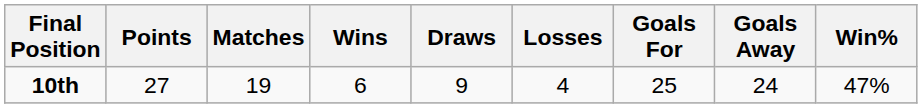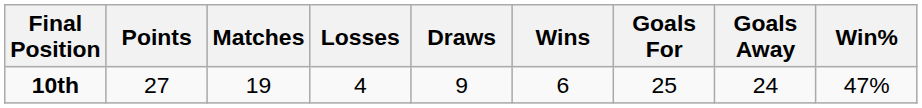columns swapped: (360, 36) <-> (563, 36)
